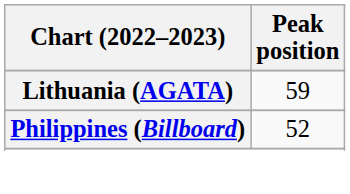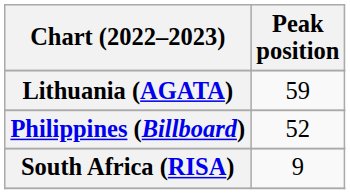+ row: (128, 167)
